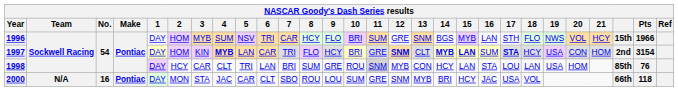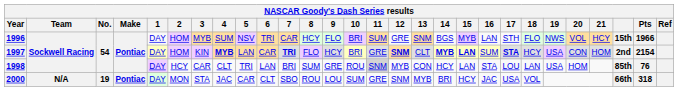(289, 52) normal -> (289, 52) bold
(645, 52) 3154 -> (645, 52) 2154
(105, 79) 16 -> (105, 79) 19
(645, 79) 118 -> (645, 79) 318
